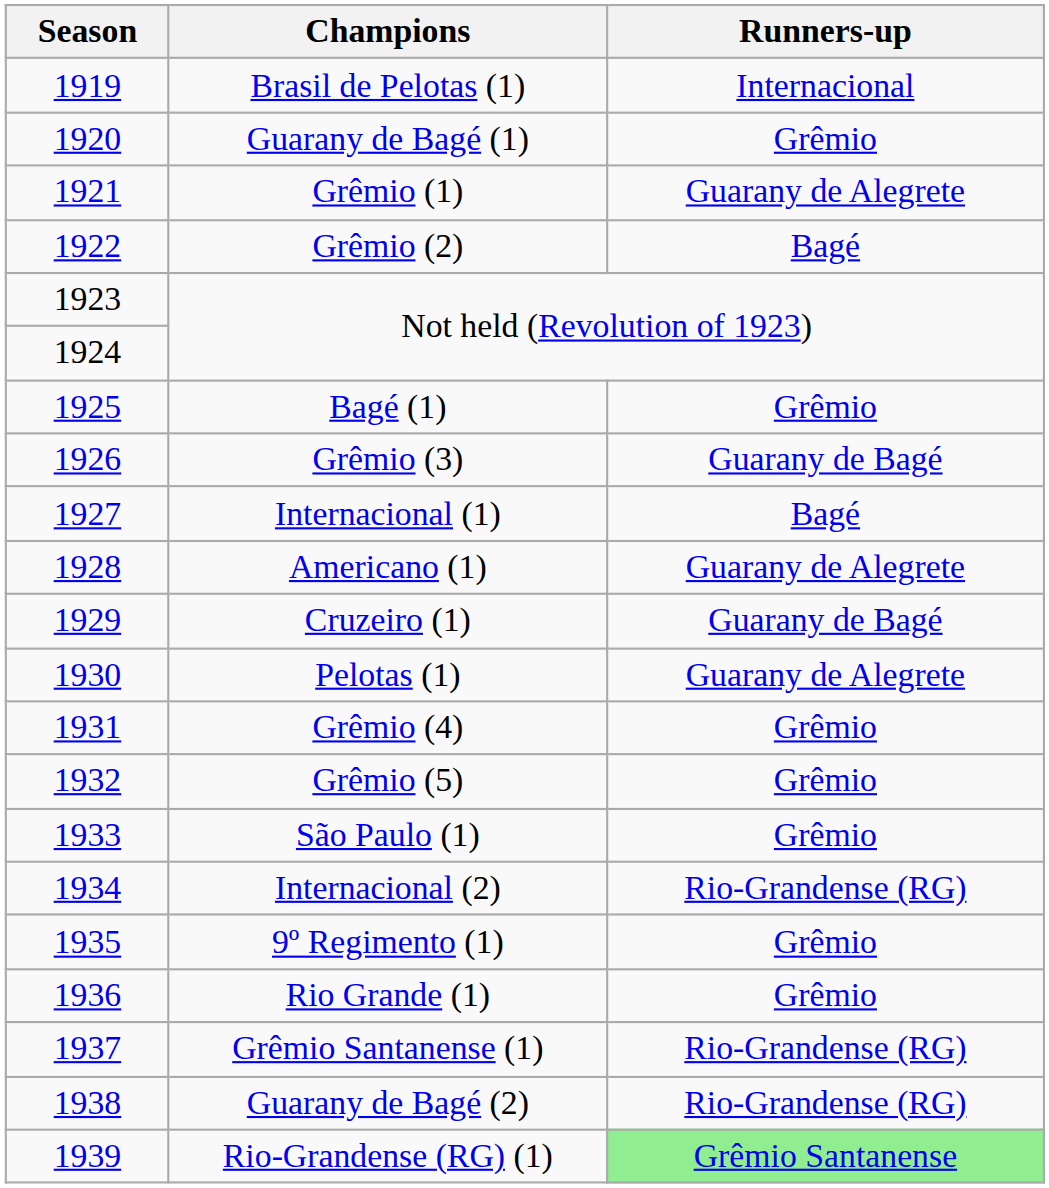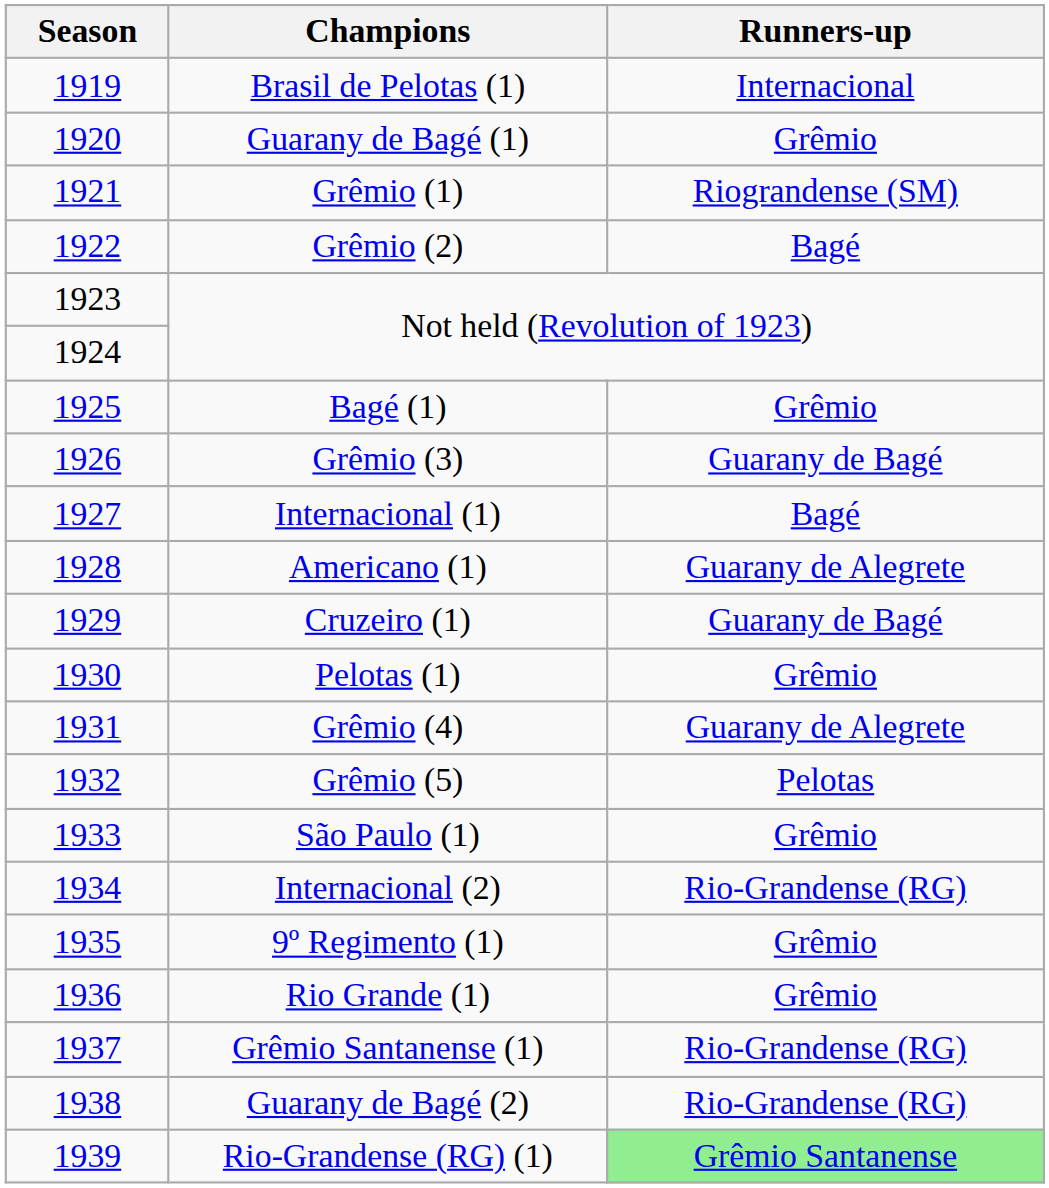(825, 191) Guarany de Alegrete -> (825, 191) Riograndense (SM)
(825, 673) Guarany de Alegrete -> (825, 673) Grêmio
(825, 727) Grêmio -> (825, 727) Guarany de Alegrete
(825, 780) Grêmio -> (825, 780) Pelotas
